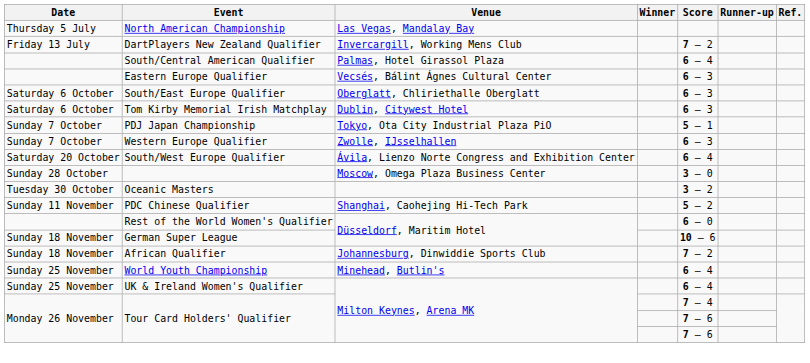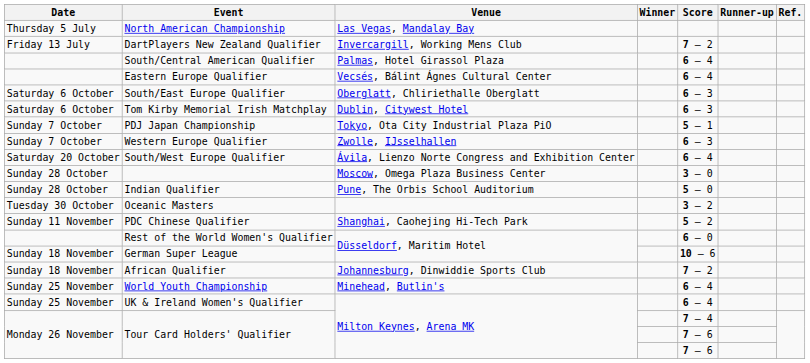(698, 77) 6 – 3 -> (698, 77) 6 – 4
+ row: (172, 190)
